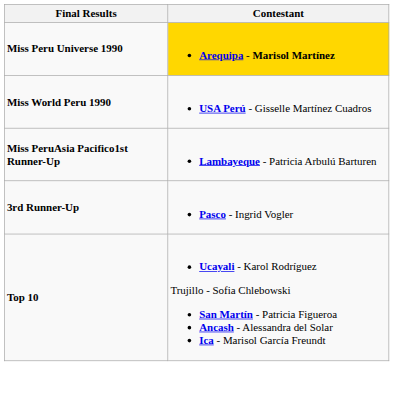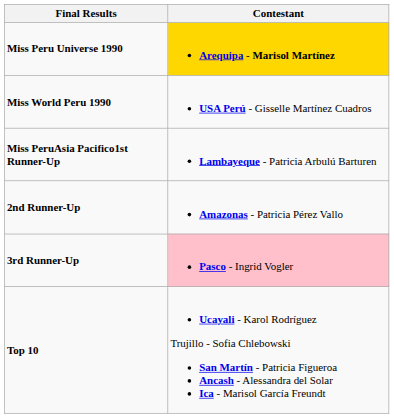+ row: (44, 207)
(278, 214) no background -> (278, 267) pink background
